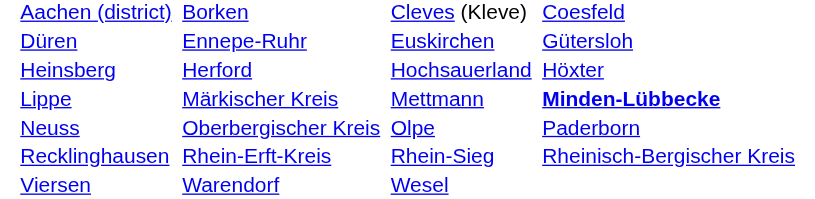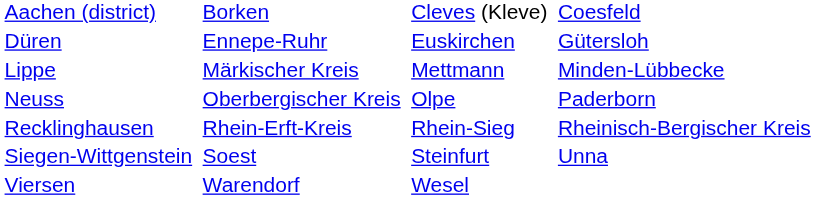- row: (68, 70)
(631, 99) bold -> (641, 70) normal
+ row: (98, 156)
